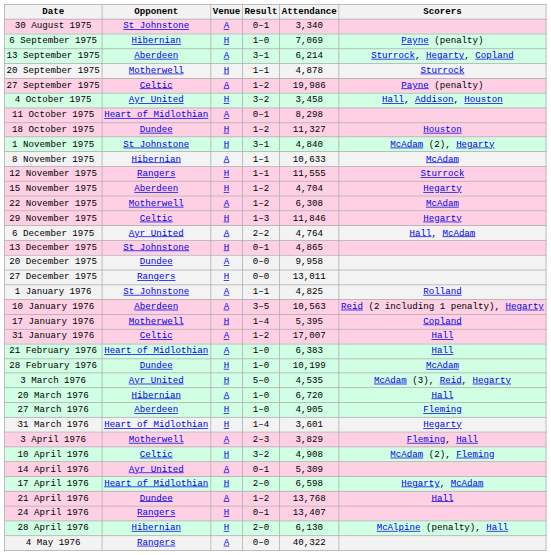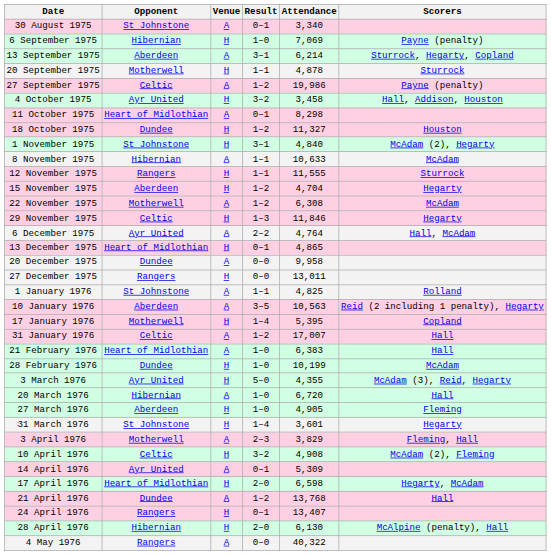(156, 248) St Johnstone -> (156, 248) Heart of Midlothian
(309, 381) 4,535 -> (309, 381) 4,355
(156, 425) Heart of Midlothian -> (156, 425) St Johnstone
